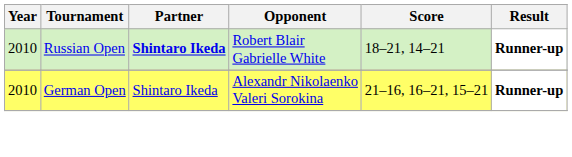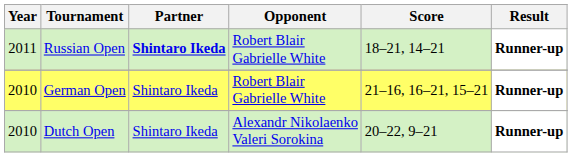(22, 49) 2010 -> (22, 49) 2011
(295, 90) Alexandr Nikolaenko Valeri Sorokina -> (279, 90) Robert Blair Gabrielle White
+ row: (79, 131)
